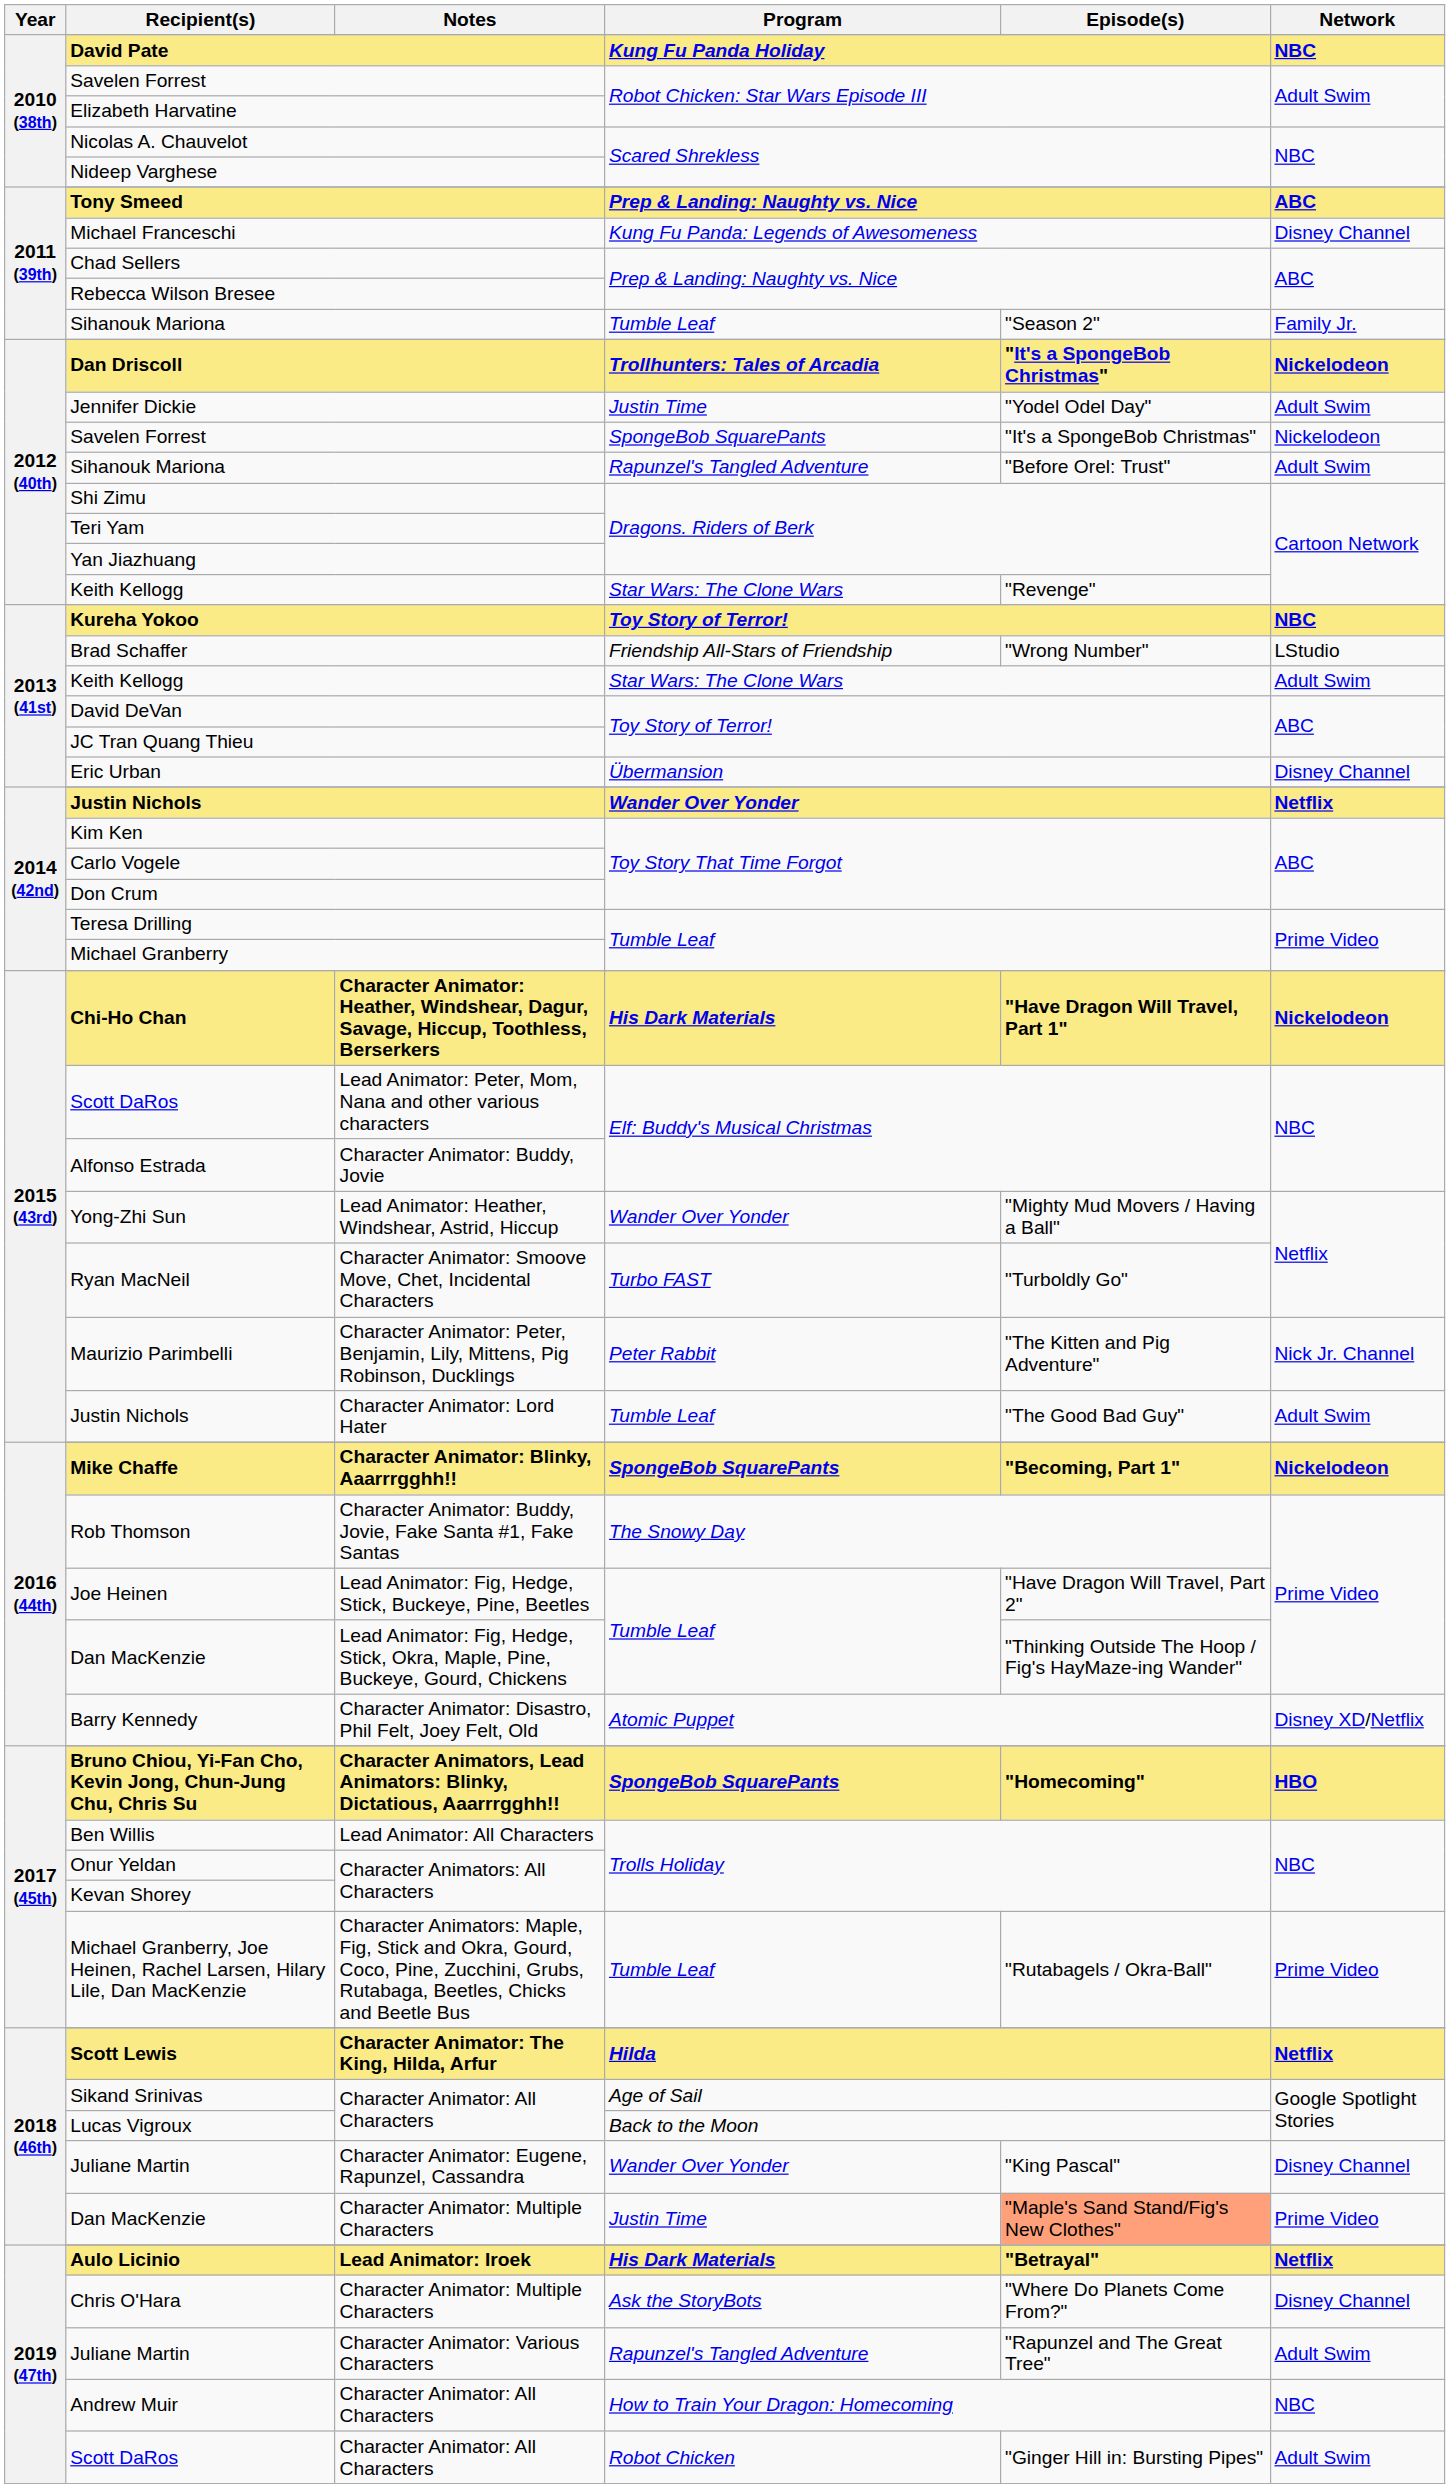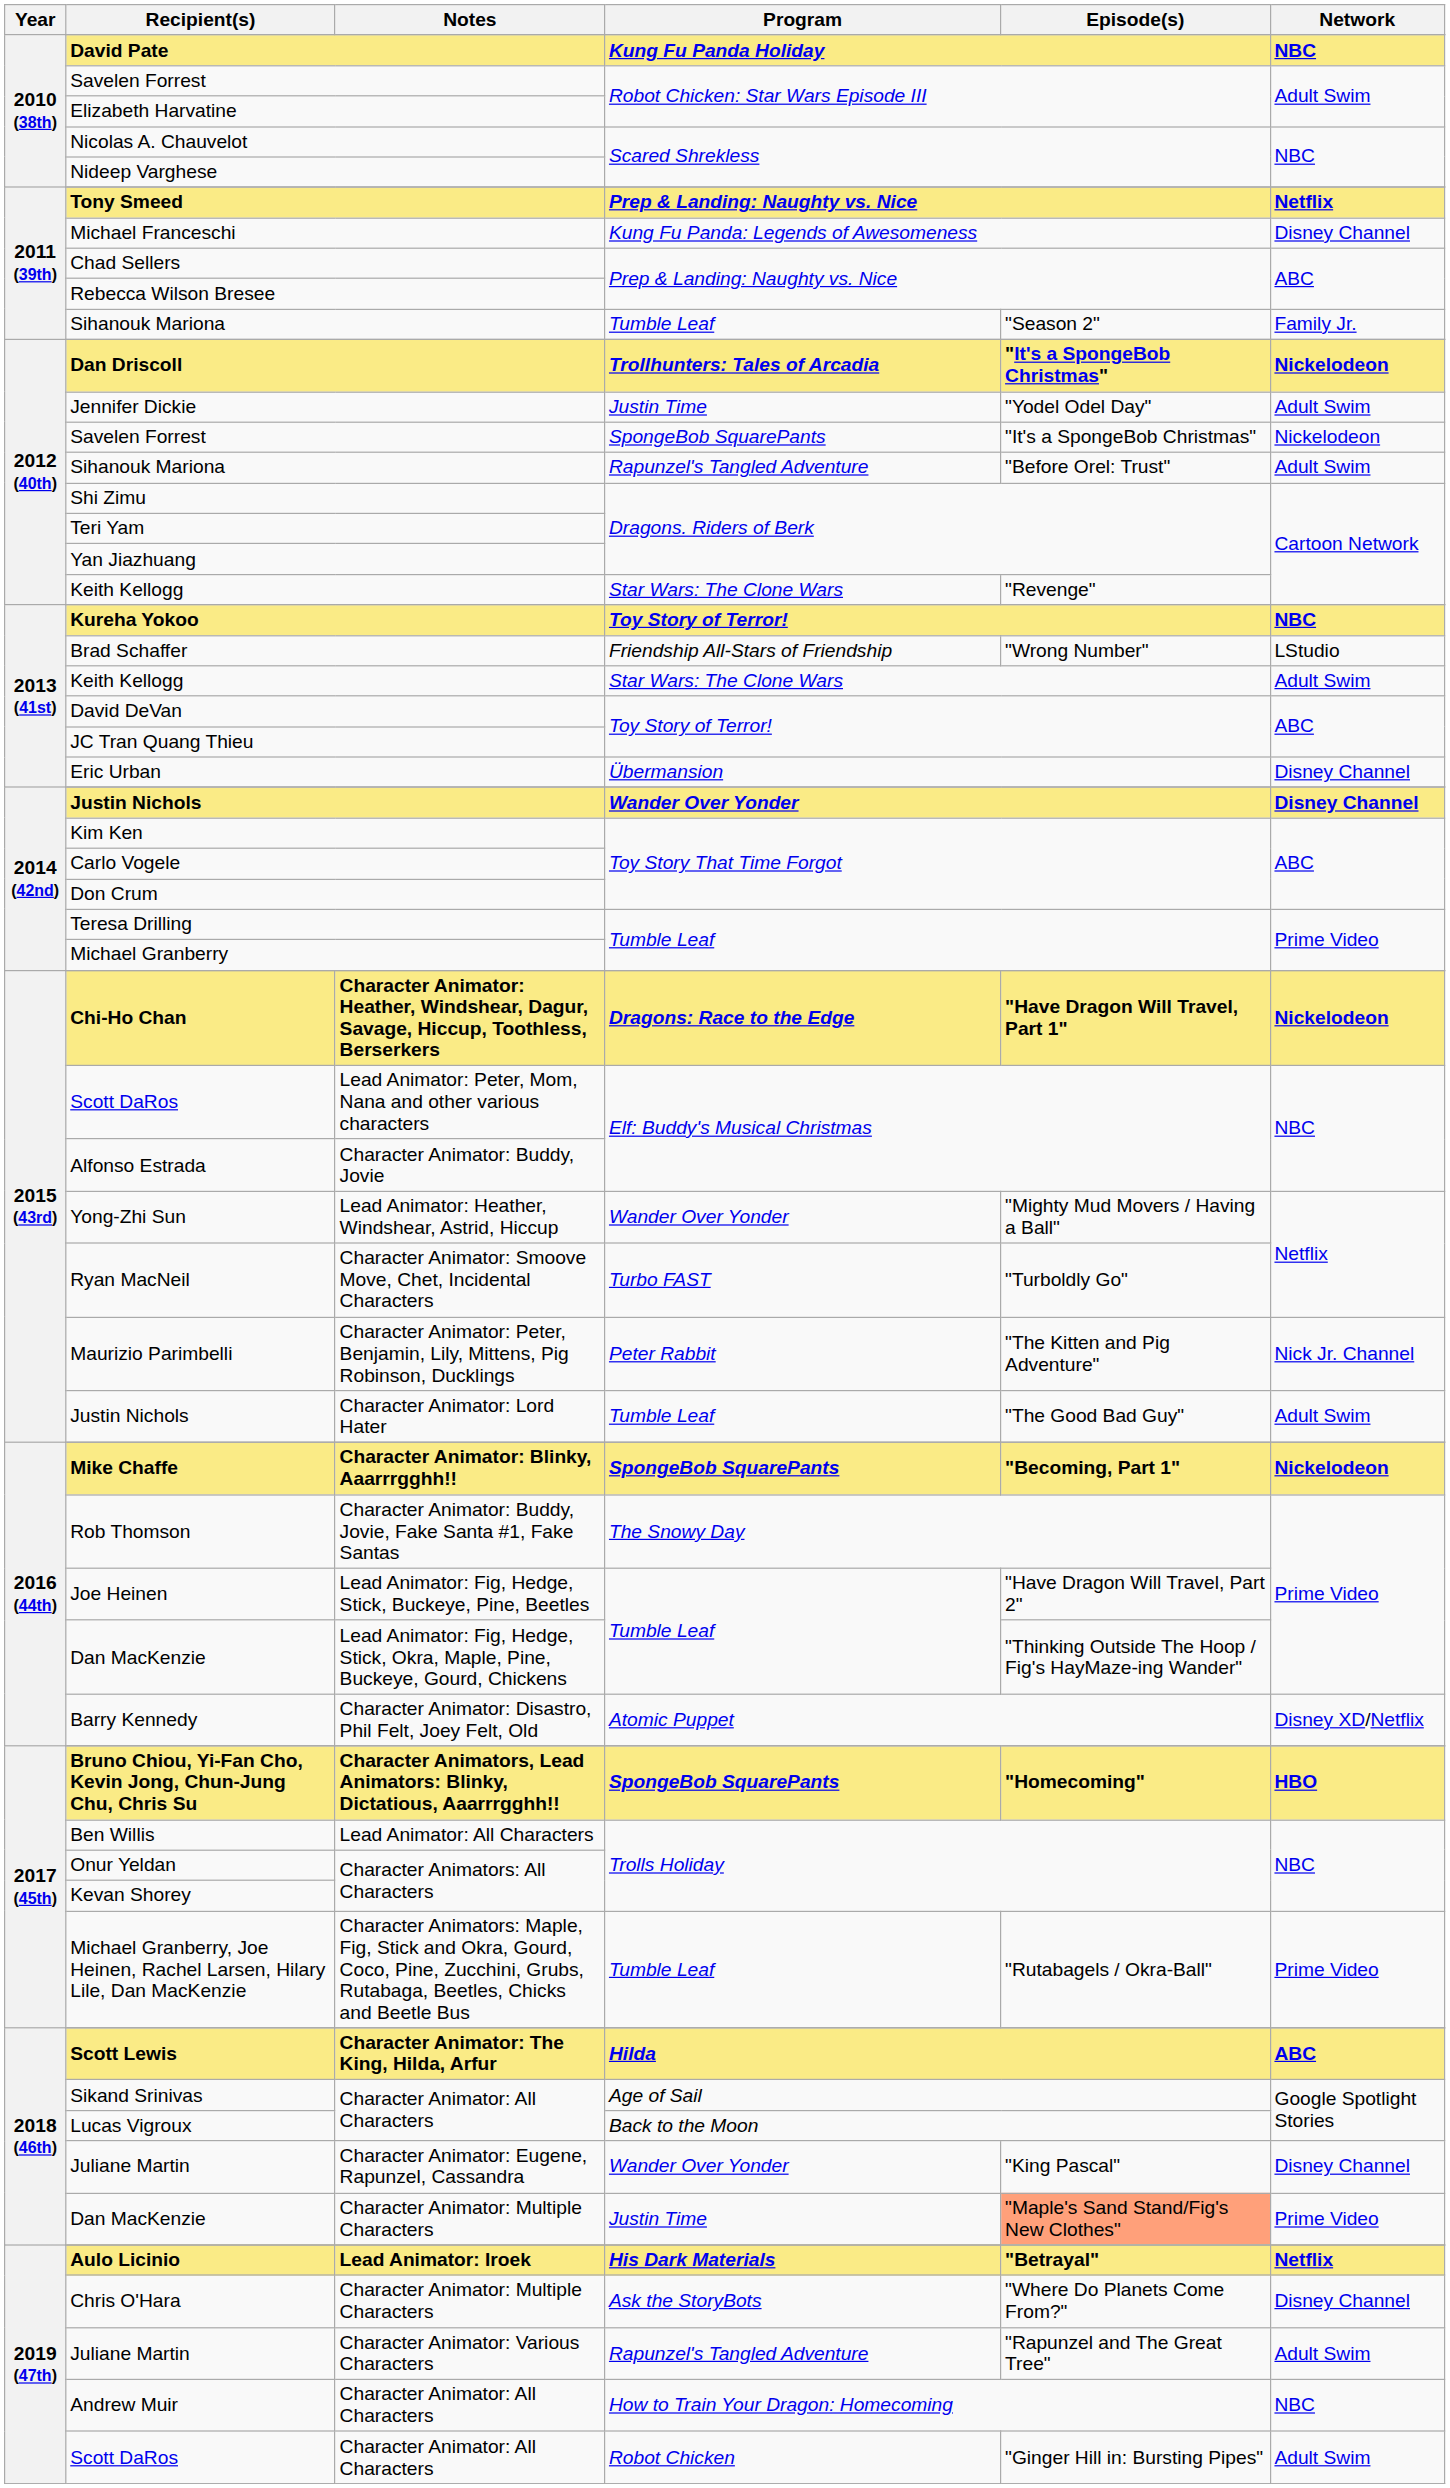(1295, 202) ABC -> (1304, 202) Netflix
(1304, 802) Netflix -> (1346, 802) Disney Channel
(692, 1017) His Dark Materials -> (732, 1017) Dragons: Race to the Edge
(1304, 2053) Netflix -> (1295, 2053) ABC
